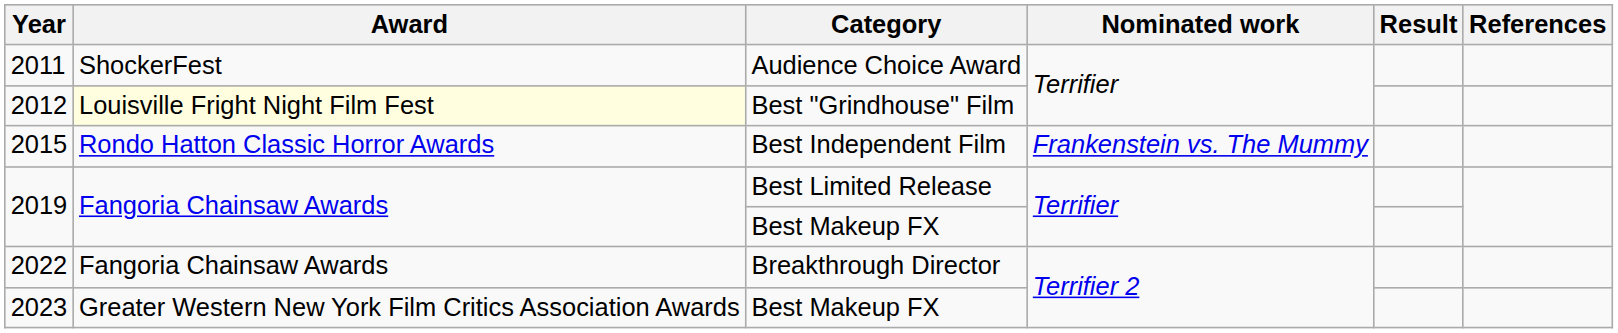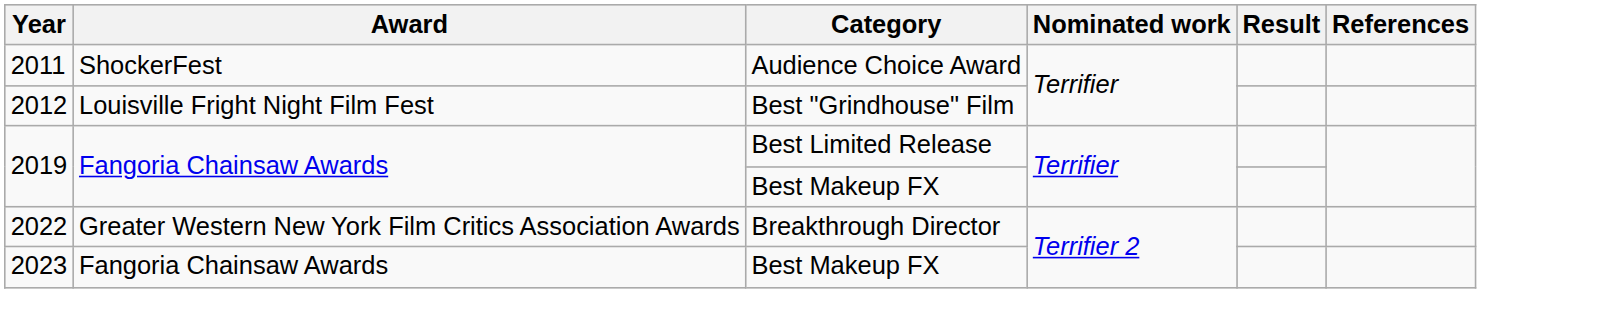(256, 105) lightyellow background -> (256, 105) no background
- row: (39, 145)
(234, 266) Fangoria Chainsaw Awards -> (409, 226) Greater Western New York Film Critics Association Awards
(409, 307) Greater Western New York Film Critics Association Awards -> (234, 266) Fangoria Chainsaw Awards
